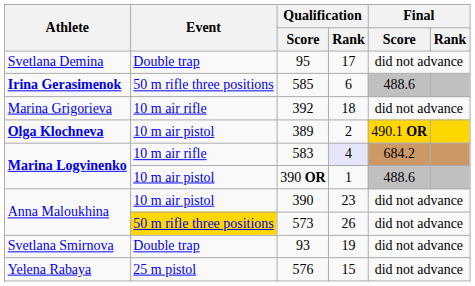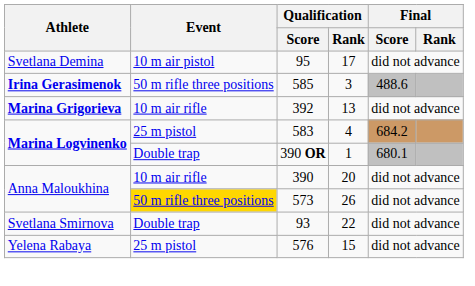(167, 62) Double trap -> (174, 62) 10 m air pistol
(348, 85) 6 -> (348, 85) 3
(60, 108) normal -> (65, 108) bold
(348, 108) 18 -> (348, 108) 13
- row: (303, 131)
(170, 154) 10 m air rifle -> (165, 131) 25 m pistol
(348, 154) lavender background -> (348, 131) no background
(174, 177) 10 m air pistol -> (167, 154) Double trap
(399, 177) 488.6 -> (392, 154) 680.1
(174, 200) 10 m air pistol -> (170, 177) 10 m air rifle
(348, 200) 23 -> (348, 177) 20
(348, 246) 19 -> (348, 223) 22
